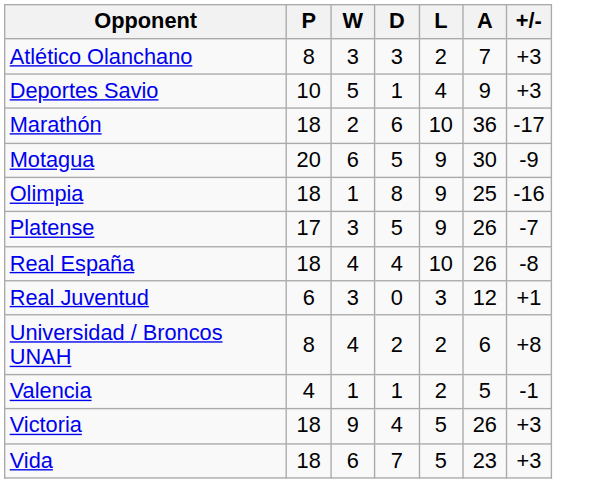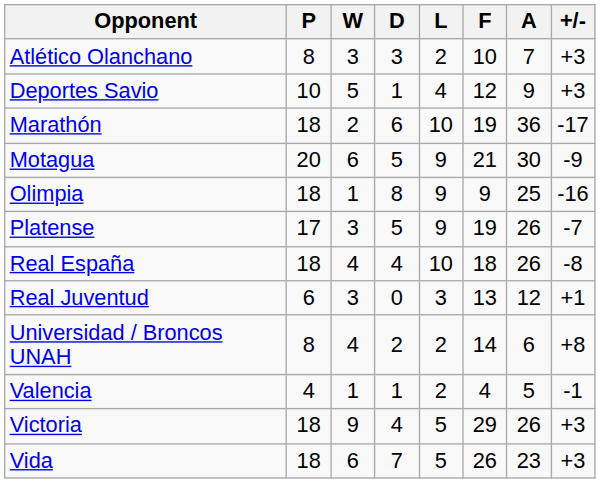+ column: (485, 21)
